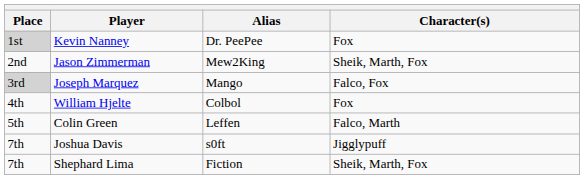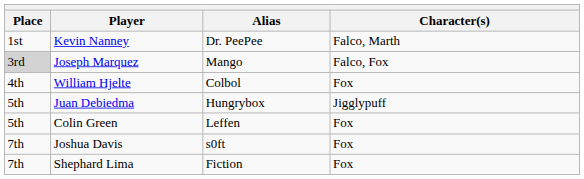(15, 41) lightgrey background -> (15, 41) no background
(343, 41) Fox -> (367, 41) Falco, Marth
- row: (102, 61)
+ row: (94, 102)
(367, 123) Falco, Marth -> (343, 123) Fox
(360, 144) Jigglypuff -> (343, 144) Fox
(380, 164) Sheik, Marth, Fox -> (343, 164) Fox
